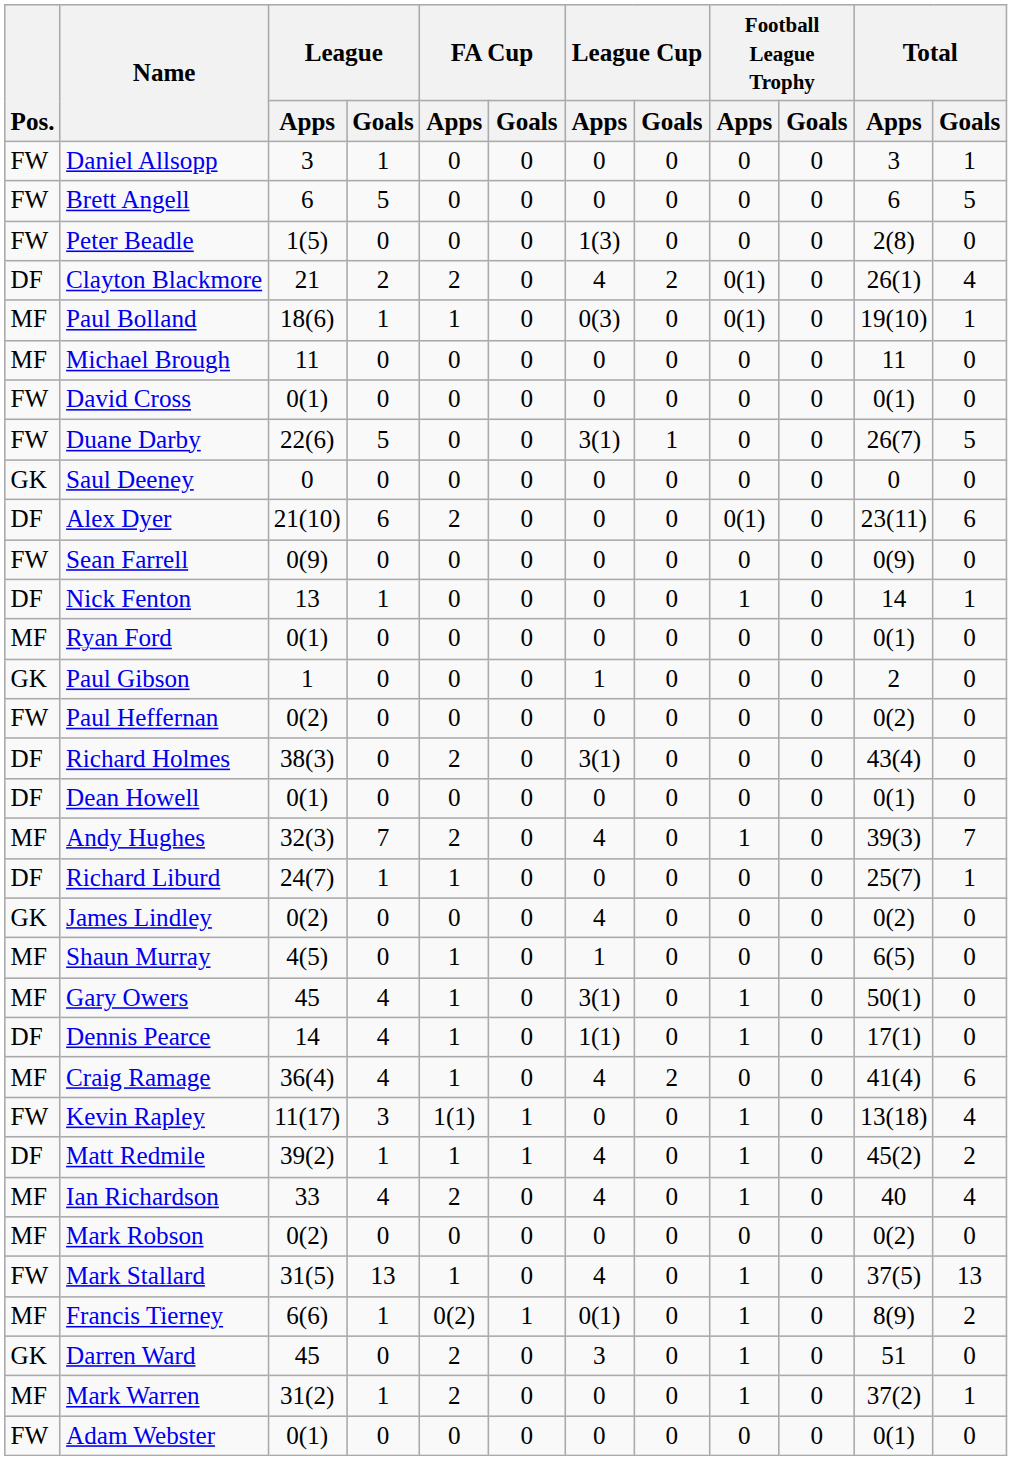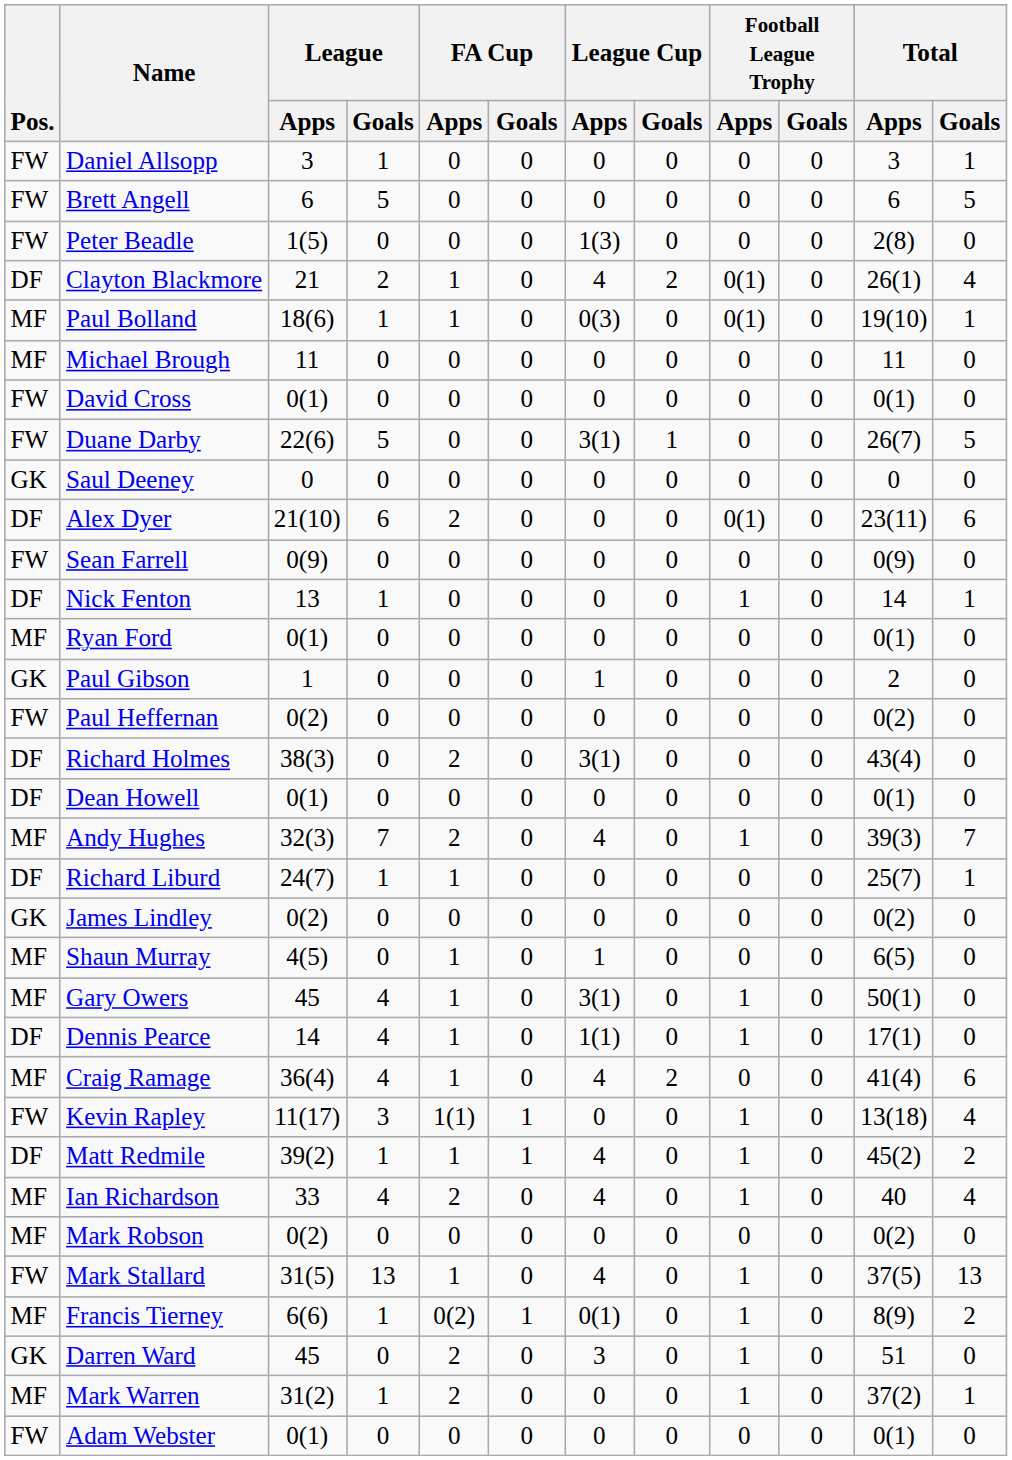(454, 280) 2 -> (454, 280) 1
(599, 917) 4 -> (599, 917) 0
